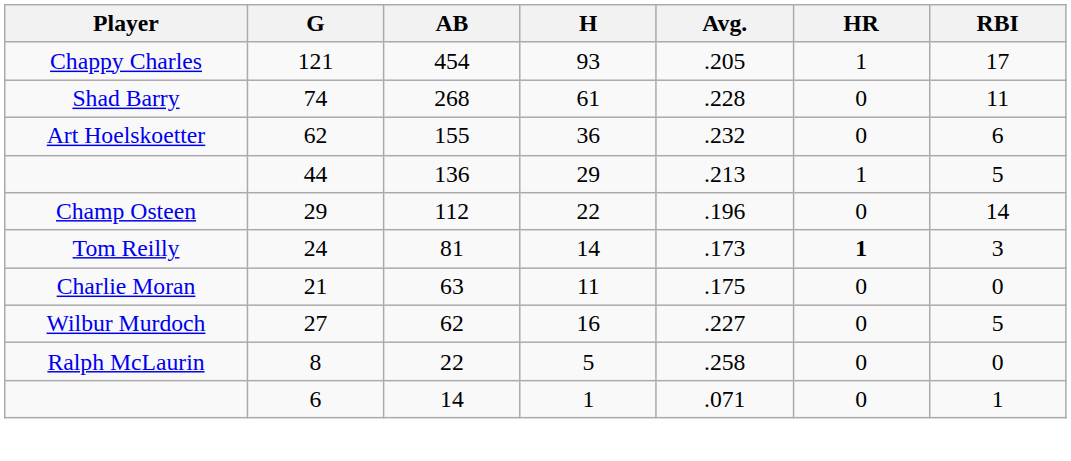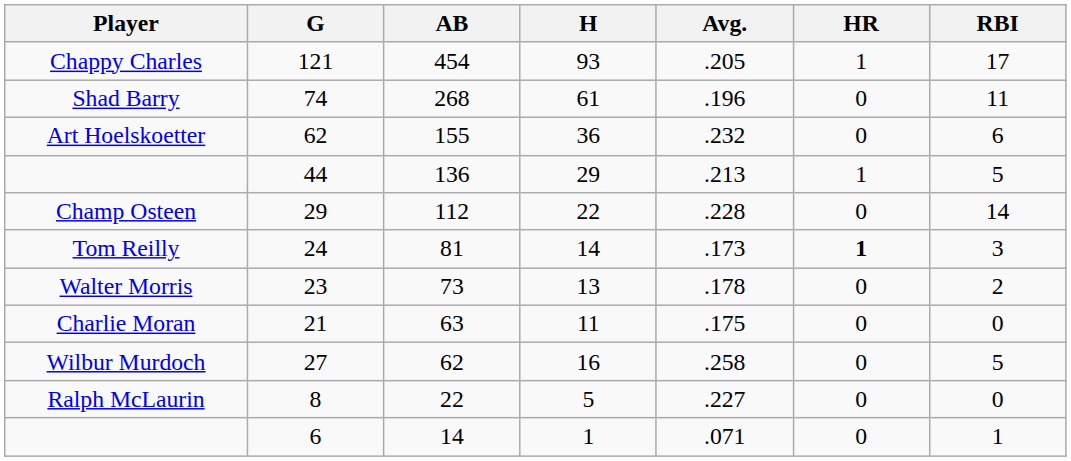(725, 98) .228 -> (725, 98) .196
(725, 211) .196 -> (725, 211) .228
+ row: (126, 286)
(725, 323) .227 -> (725, 361) .258
(725, 361) .258 -> (725, 398) .227
